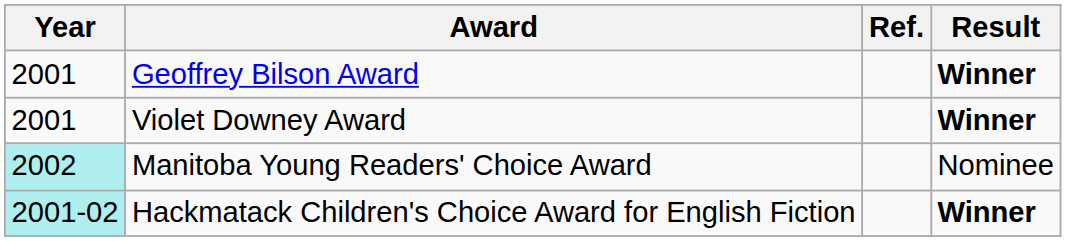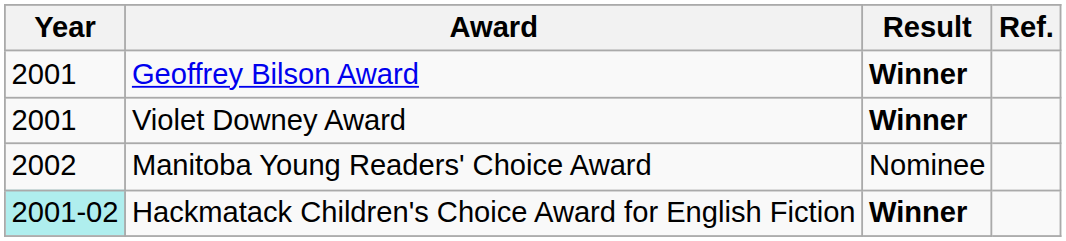columns swapped: (996, 27) <-> (896, 27)
(44, 166) paleturquoise background -> (44, 166) no background
